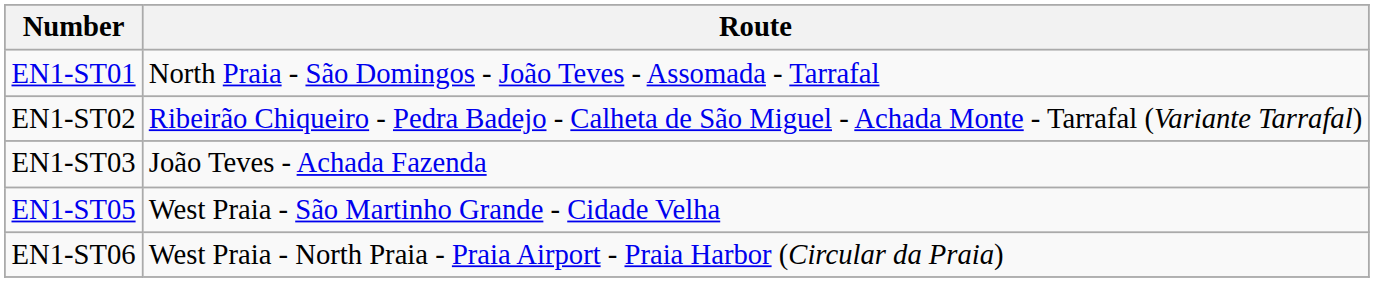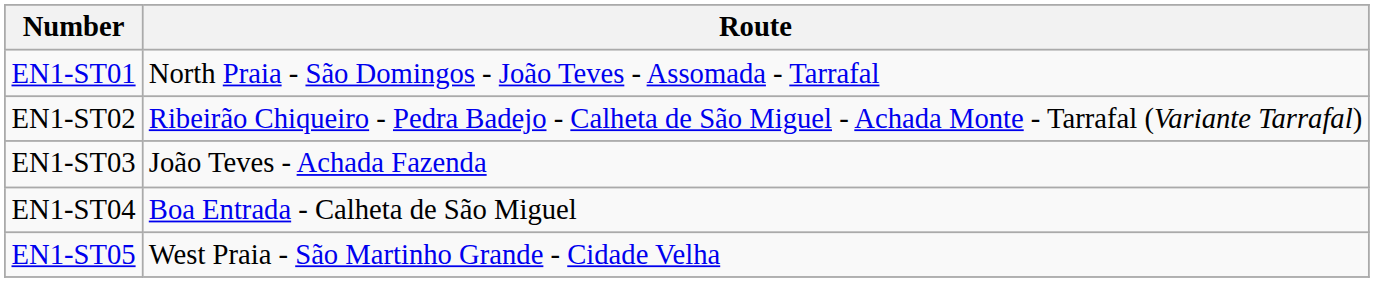+ row: (74, 208)
- row: (74, 254)
